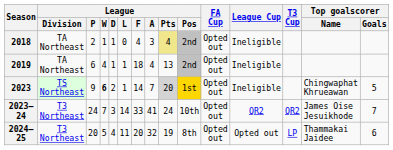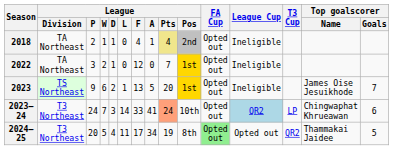(152, 42) 3 -> (152, 42) 1
- row: (21, 65)
+ row: (21, 65)
(104, 88) bold -> (104, 88) normal
(138, 88) 14 -> (138, 88) 13
(152, 88) 7 -> (152, 88) 5
(168, 88) lightgrey background -> (168, 88) no background
(331, 88) Chingwaphat Khrueawan -> (328, 88) James Oise Jesuikhode
(374, 88) 5 -> (374, 88) 7
(168, 111) no background -> (168, 111) lightsalmon background
(256, 111) no background -> (256, 111) lightblue background
(292, 111) QR2 -> (292, 111) LP
(328, 111) James Oise Jesuikhode -> (331, 111) Chingwaphat Khrueawan
(374, 111) 7 -> (374, 111) 6
(138, 134) 20 -> (138, 134) 17
(152, 134) 32 -> (152, 134) 34
(215, 134) no background -> (215, 134) lightgreen background
(292, 134) LP -> (292, 134) QR2
(374, 134) 6 -> (374, 134) 5
